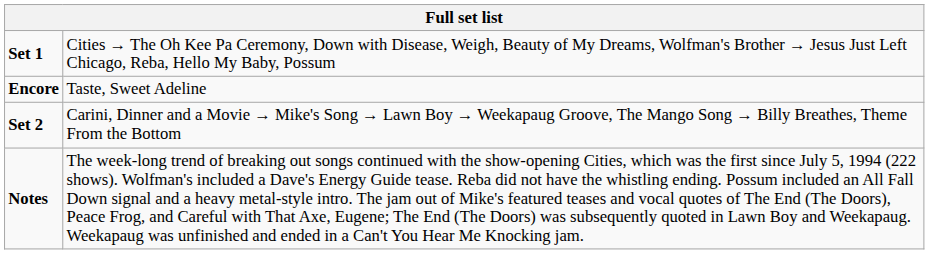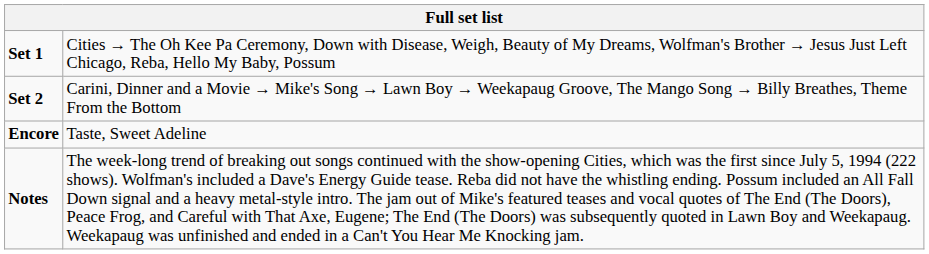rows swapped: (26, 124) <-> (34, 89)
